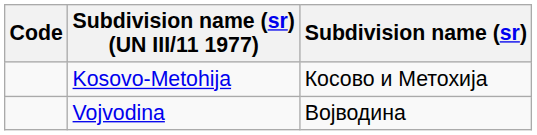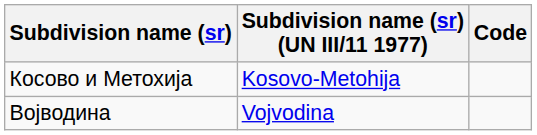columns swapped: (36, 33) <-> (416, 33)
